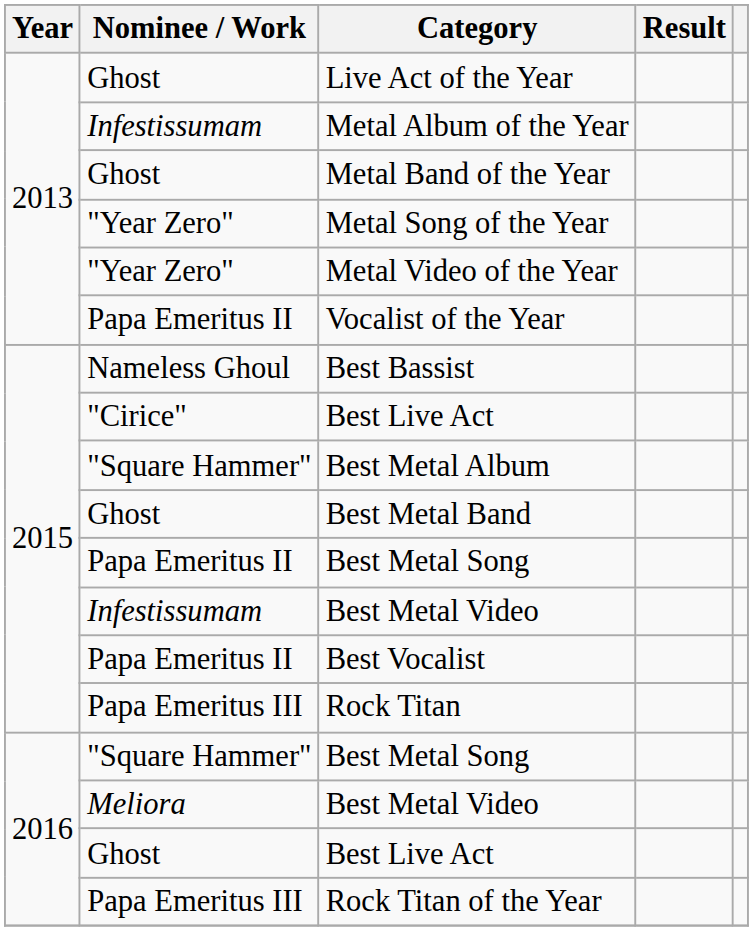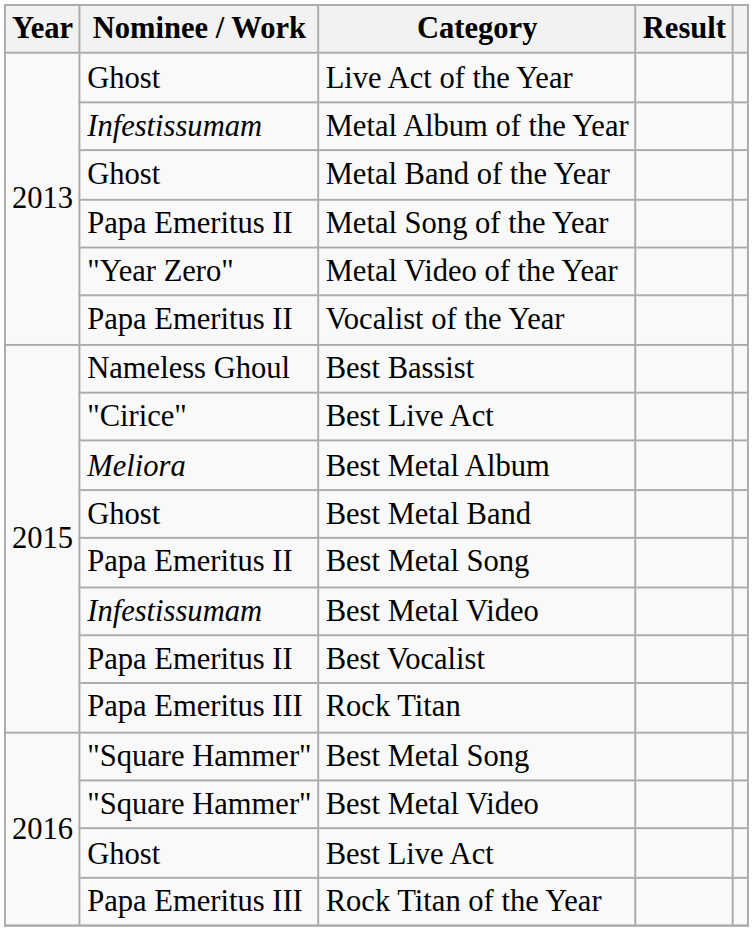(161, 222) "Year Zero" -> (190, 222) Papa Emeritus II
(199, 464) "Square Hammer" -> (136, 464) Meliora
(136, 804) Meliora -> (199, 804) "Square Hammer"
